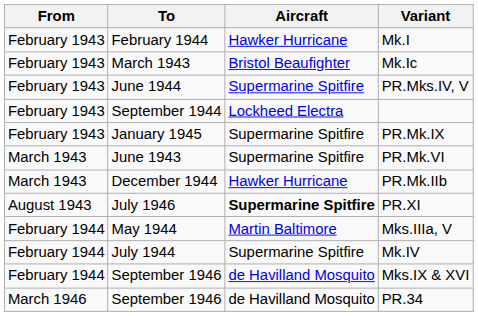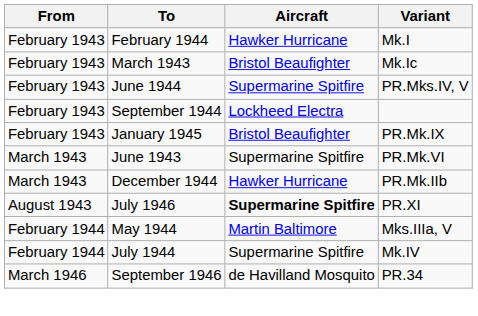(296, 134) Supermarine Spitfire -> (289, 134) Bristol Beaufighter
- row: (426, 275)
